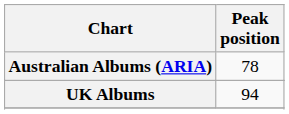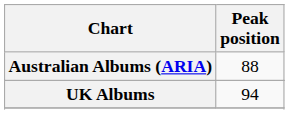(250, 66) 78 -> (250, 66) 88
